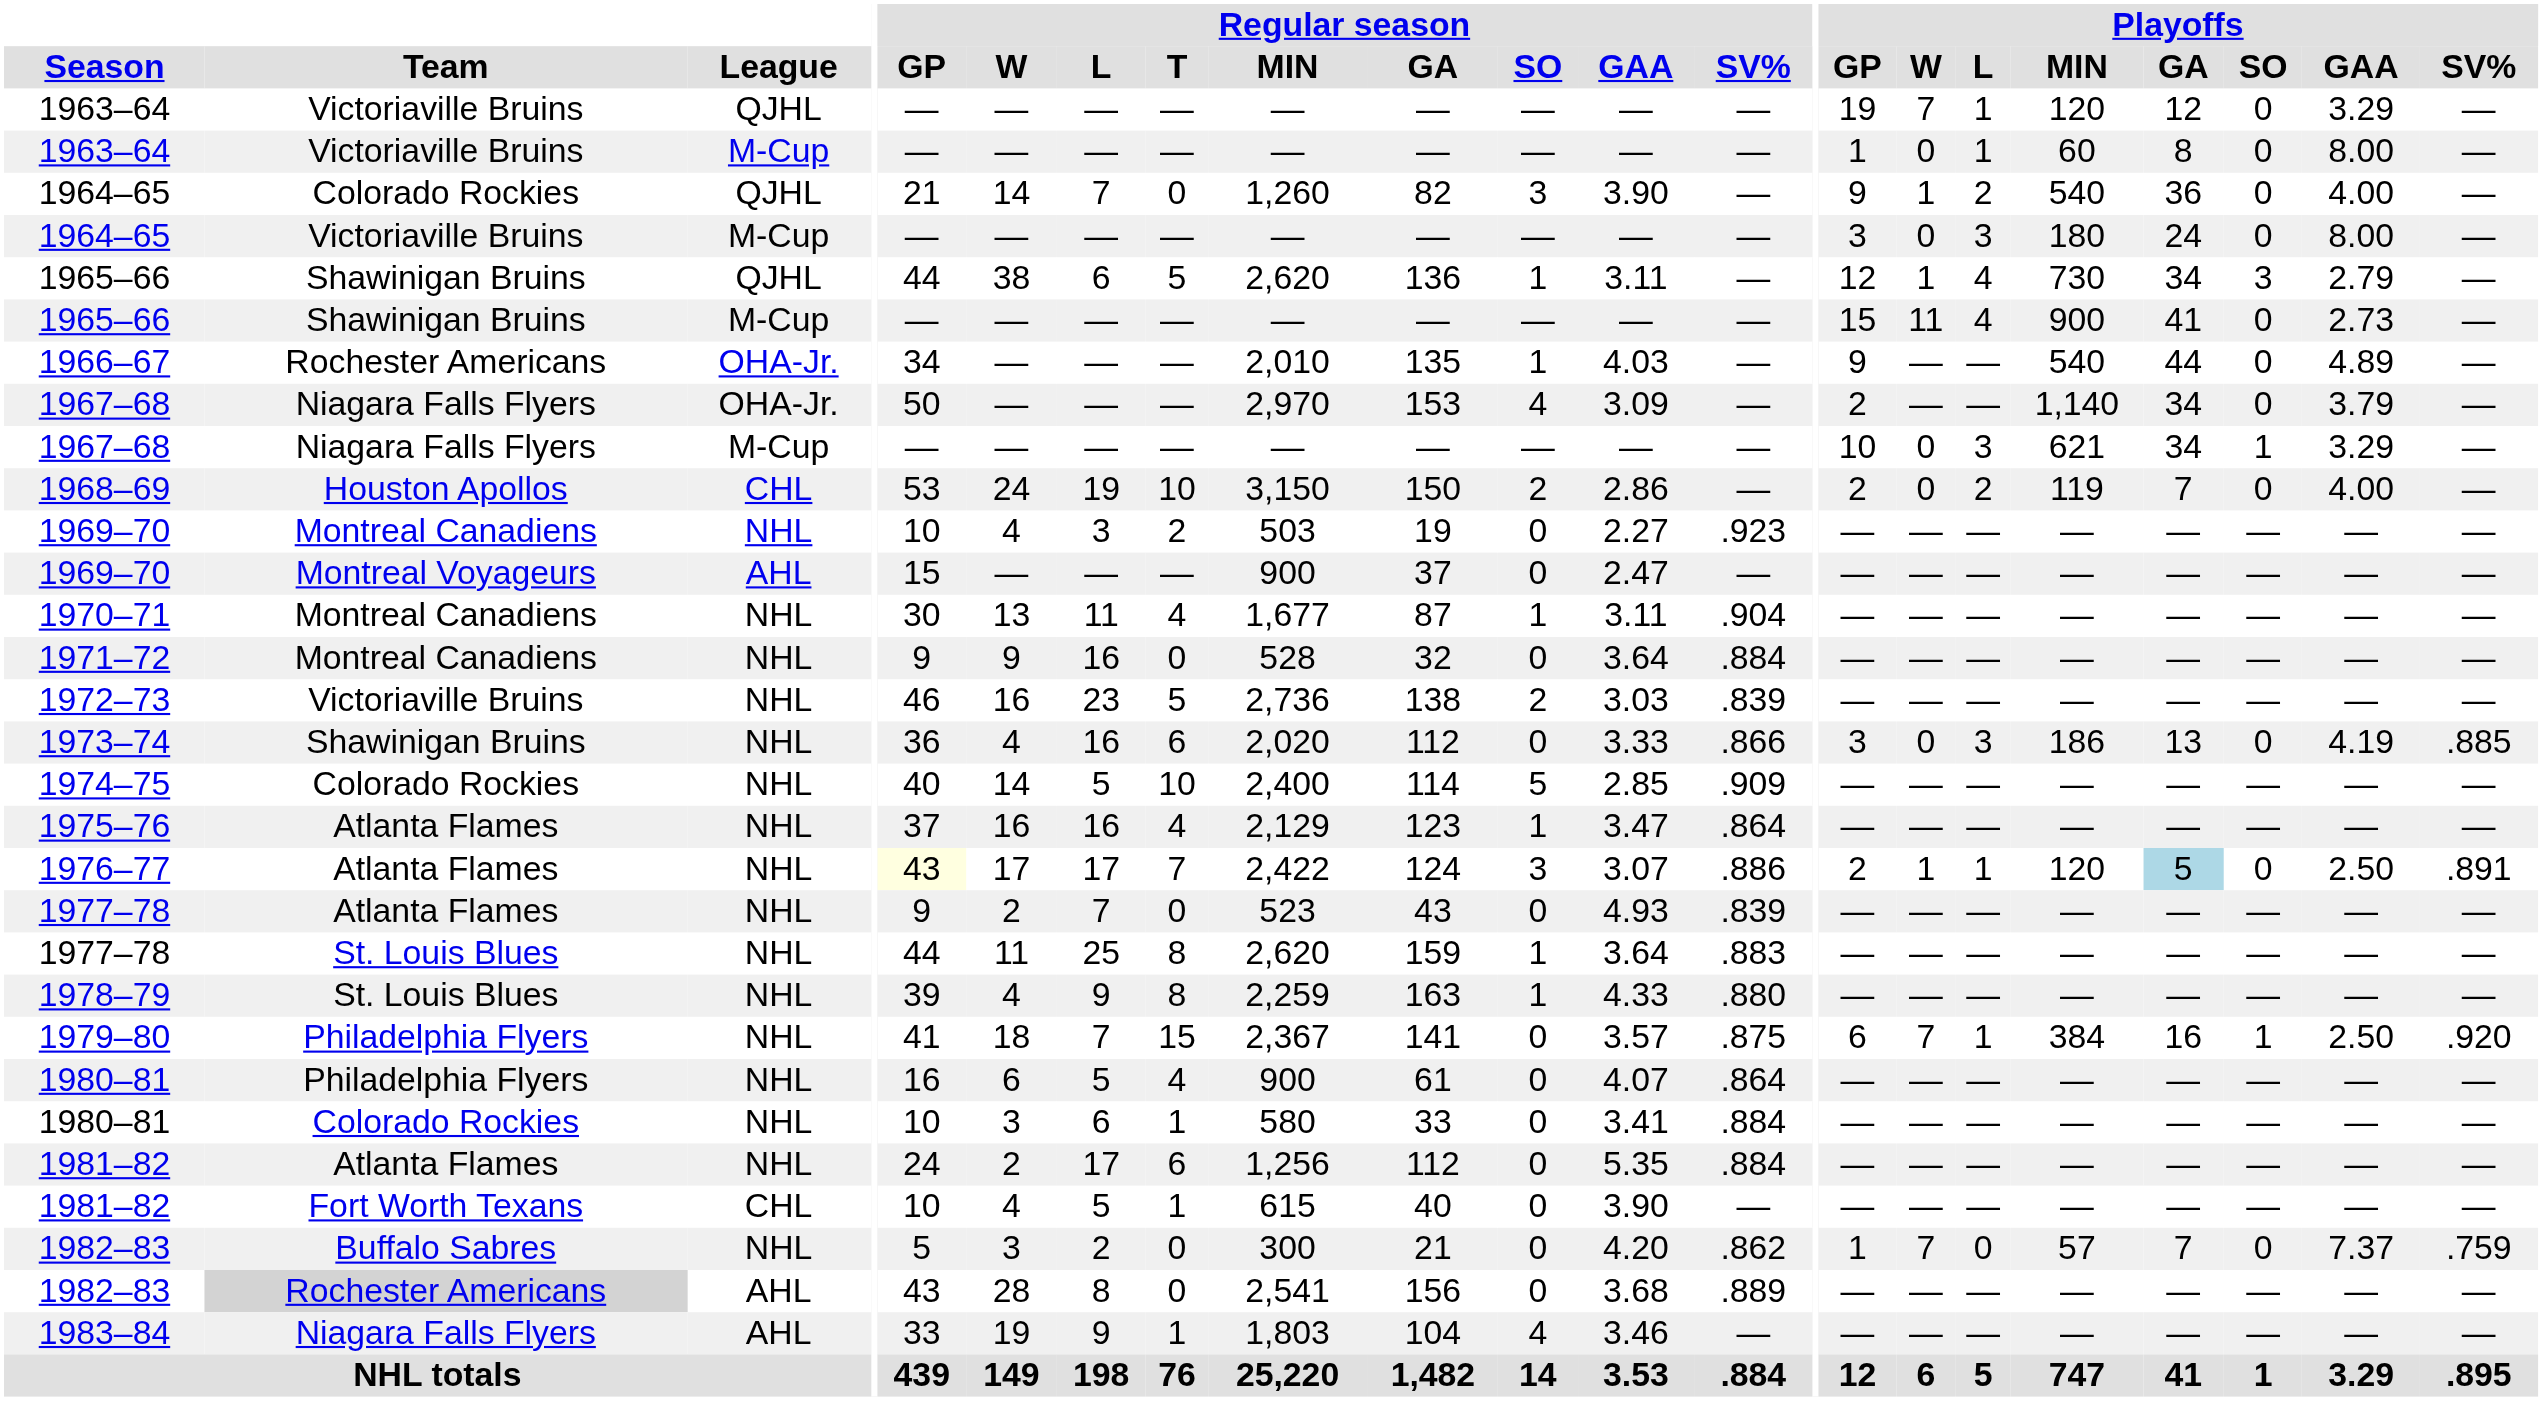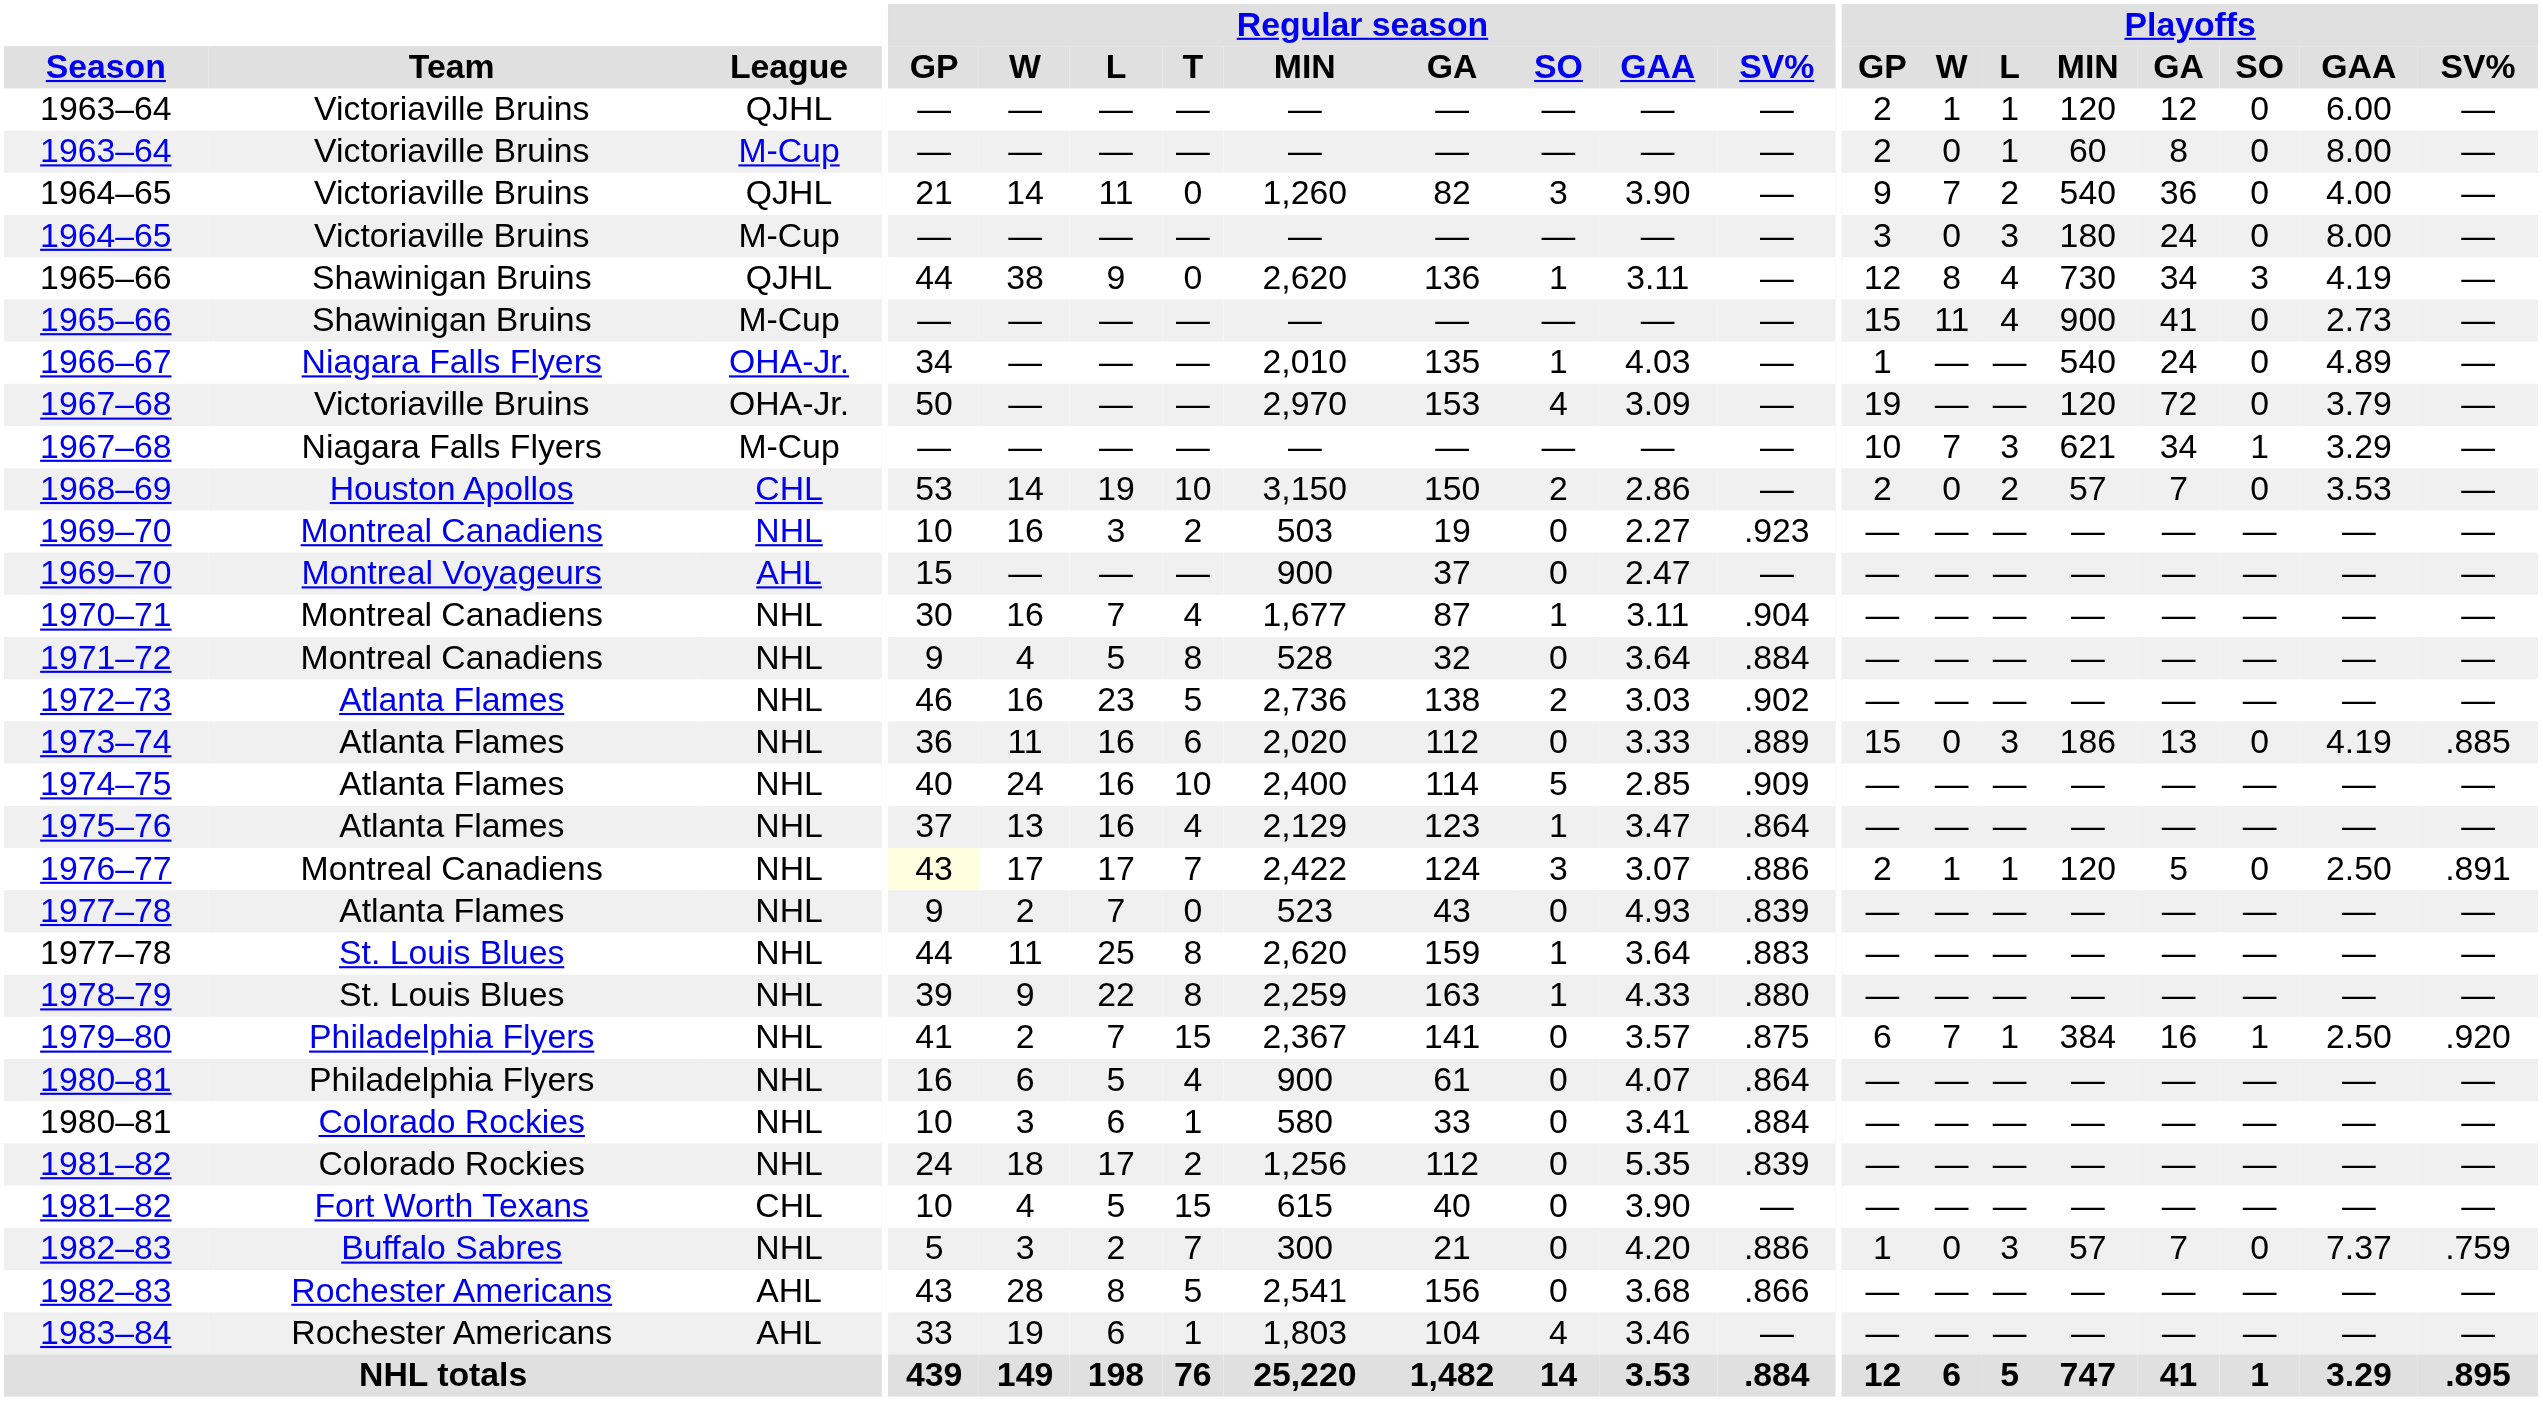(1857, 108) 19 -> (1882, 108) 2
(1926, 108) 7 -> (1952, 108) 1
(2361, 108) 3.29 -> (2359, 108) 6.00
(1858, 151) 1 -> (1882, 151) 2
(446, 193) Colorado Rockies -> (452, 193) Victoriaville Bruins
(1101, 193) 7 -> (1116, 193) 11
(1926, 193) 1 -> (1952, 193) 7
(1101, 277) 6 -> (1116, 277) 9
(1177, 277) 5 -> (1193, 277) 0
(1926, 277) 1 -> (1952, 277) 8
(2361, 277) 2.79 -> (2359, 277) 4.19
(446, 362) Rochester Americans -> (452, 362) Niagara Falls Flyers
(1858, 362) 9 -> (1882, 362) 1
(2183, 362) 44 -> (2179, 362) 24
(446, 404) Niagara Falls Flyers -> (452, 404) Victoriaville Bruins
(1858, 404) 2 -> (1882, 404) 19
(2077, 404) 1,140 -> (2088, 404) 120
(2183, 404) 34 -> (2179, 404) 72
(1926, 446) 0 -> (1952, 446) 7
(1011, 488) 24 -> (1025, 488) 14
(2077, 488) 119 -> (2088, 488) 57
(2361, 488) 4.00 -> (2359, 488) 3.53
(1011, 530) 4 -> (1025, 530) 16
(1011, 615) 13 -> (1025, 615) 16
(1101, 615) 11 -> (1116, 615) 7
(1011, 657) 9 -> (1025, 657) 4
(1101, 657) 16 -> (1116, 657) 5
(1177, 657) 0 -> (1193, 657) 8
(446, 699) Victoriaville Bruins -> (452, 699) Atlanta Flames
(1753, 699) .839 -> (1777, 699) .902
(446, 741) Shawinigan Bruins -> (452, 741) Atlanta Flames
(1011, 741) 4 -> (1025, 741) 11
(1753, 741) .866 -> (1777, 741) .889
(1858, 741) 3 -> (1882, 741) 15
(446, 784) Colorado Rockies -> (452, 784) Atlanta Flames
(1011, 784) 14 -> (1025, 784) 24
(1101, 784) 5 -> (1116, 784) 16
(1011, 826) 16 -> (1025, 826) 13
(446, 868) Atlanta Flames -> (452, 868) Montreal Canadiens
(2183, 868) lightblue background -> (2179, 868) no background
(1011, 995) 4 -> (1025, 995) 9
(1101, 995) 9 -> (1116, 995) 22
(1011, 1037) 18 -> (1025, 1037) 2
(446, 1163) Atlanta Flames -> (452, 1163) Colorado Rockies
(1011, 1163) 2 -> (1025, 1163) 18
(1177, 1163) 6 -> (1193, 1163) 2
(1753, 1163) .884 -> (1777, 1163) .839
(1177, 1206) 1 -> (1193, 1206) 15
(1177, 1248) 0 -> (1193, 1248) 7
(1753, 1248) .862 -> (1777, 1248) .886
(1926, 1248) 7 -> (1952, 1248) 0
(1983, 1248) 0 -> (2010, 1248) 3
(446, 1290) lightgrey background -> (452, 1290) no background
(1177, 1290) 0 -> (1193, 1290) 5
(1753, 1290) .889 -> (1777, 1290) .866
(446, 1332) Niagara Falls Flyers -> (452, 1332) Rochester Americans
(1101, 1332) 9 -> (1116, 1332) 6
